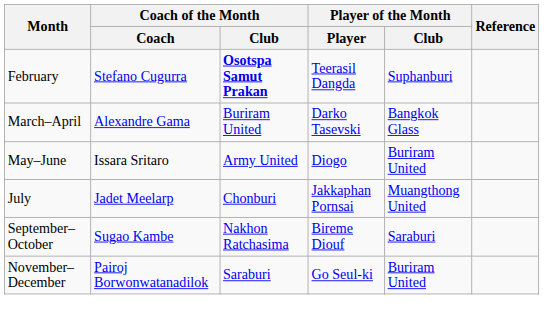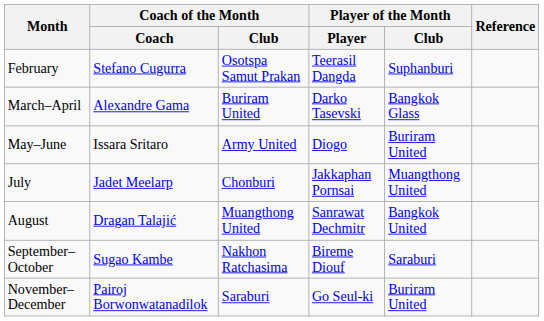(247, 76) bold -> (261, 68) normal
+ row: (28, 220)
